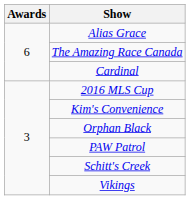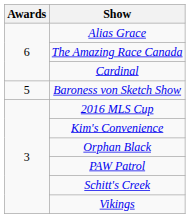+ row: (117, 90)
